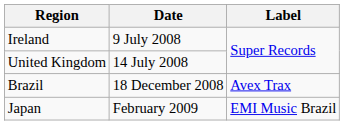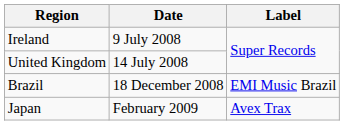(261, 85) Avex Trax -> (283, 85) EMI Music Brazil
(283, 108) EMI Music Brazil -> (261, 108) Avex Trax
